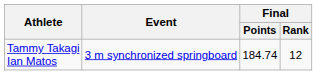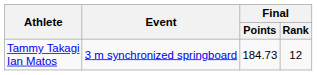(260, 55) 184.74 -> (260, 55) 184.73
